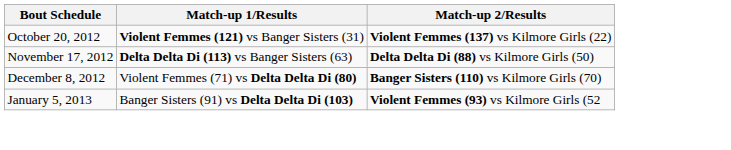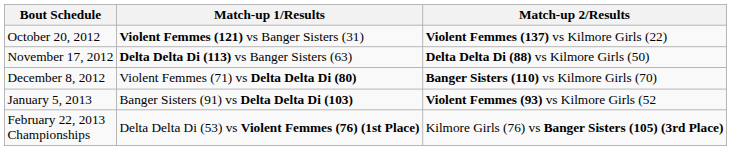+ row: (56, 127)
